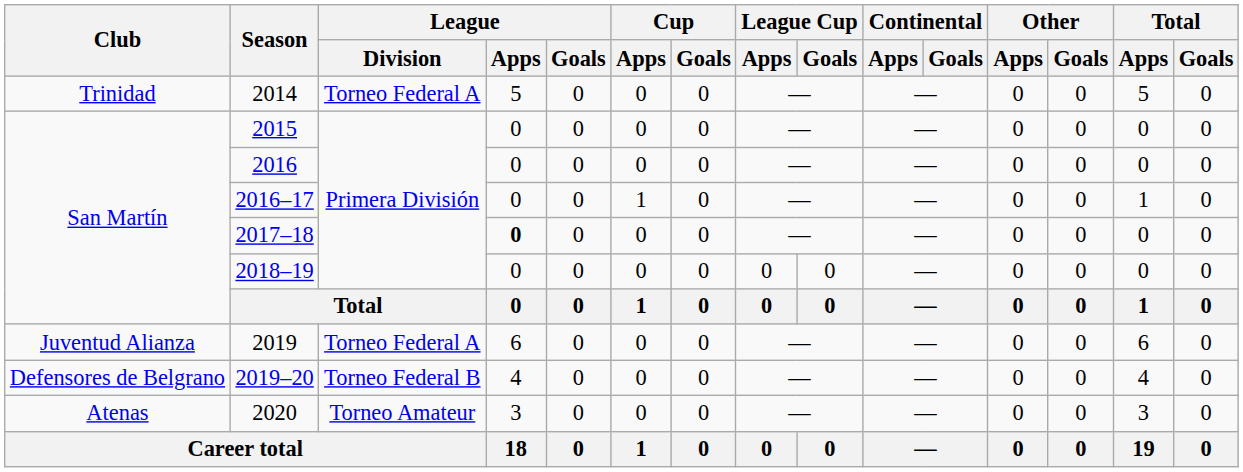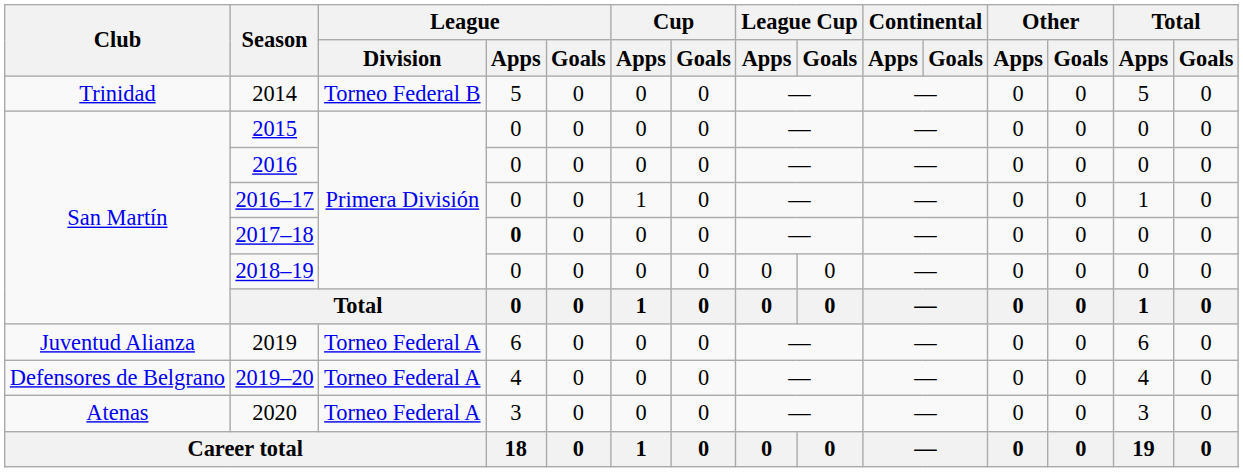(402, 93) Torneo Federal A -> (402, 93) Torneo Federal B
(402, 377) Torneo Federal B -> (402, 377) Torneo Federal A
(402, 413) Torneo Amateur -> (402, 413) Torneo Federal A
